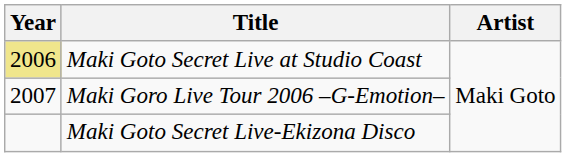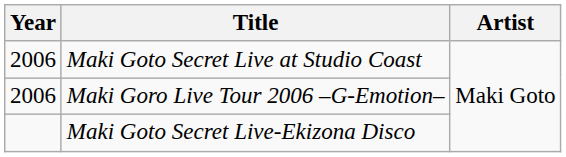(33, 59) khaki background -> (33, 59) no background
(33, 95) 2007 -> (33, 95) 2006
